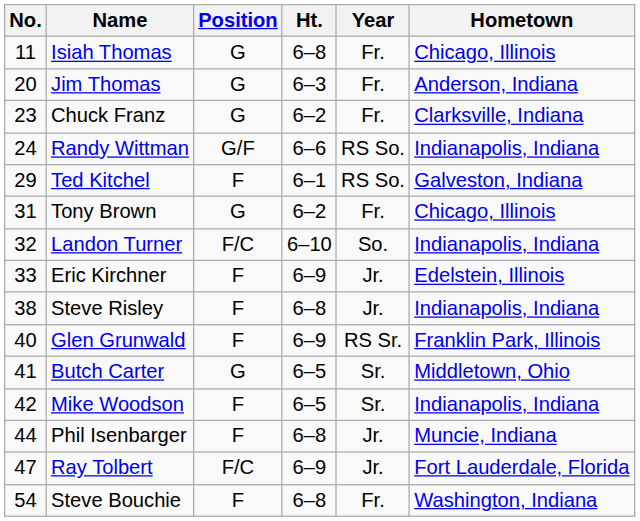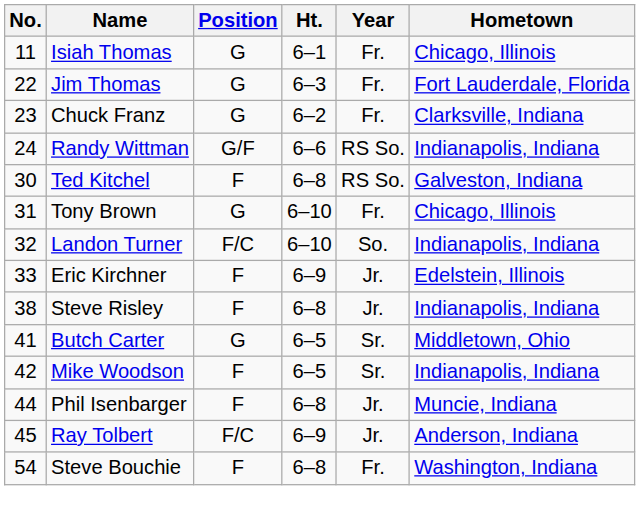(309, 52) 6–8 -> (309, 52) 6–1
(26, 84) 20 -> (26, 84) 22
(496, 84) Anderson, Indiana -> (522, 84) Fort Lauderdale, Florida
(26, 180) 29 -> (26, 180) 30
(309, 180) 6–1 -> (309, 180) 6–8
(309, 212) 6–2 -> (309, 212) 6–10
- row: (118, 340)
(26, 468) 47 -> (26, 436) 45
(522, 468) Fort Lauderdale, Florida -> (496, 436) Anderson, Indiana
